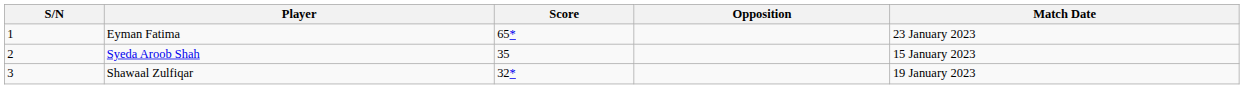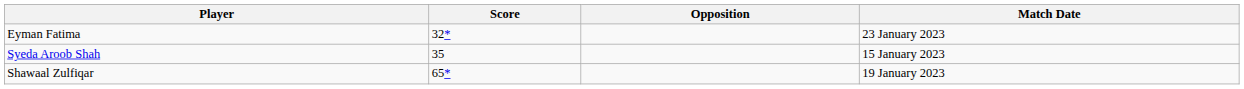- column: (54, 14)
(506, 34) 65* -> (441, 34) 32*
(506, 73) 32* -> (441, 73) 65*
